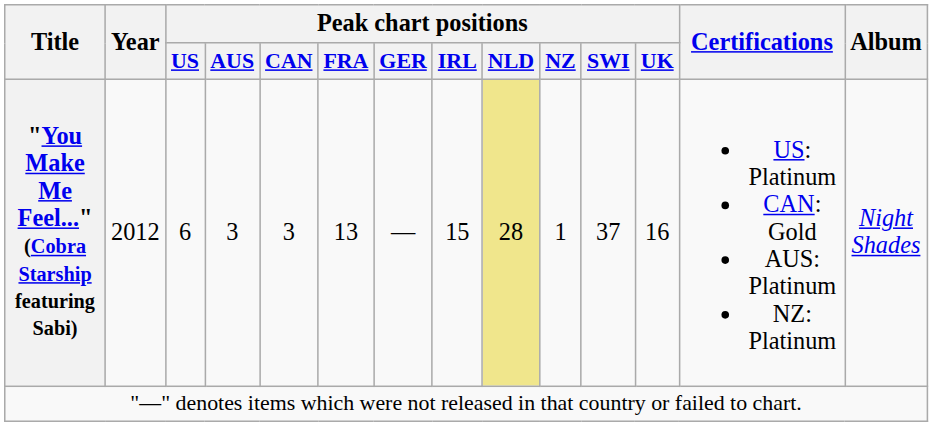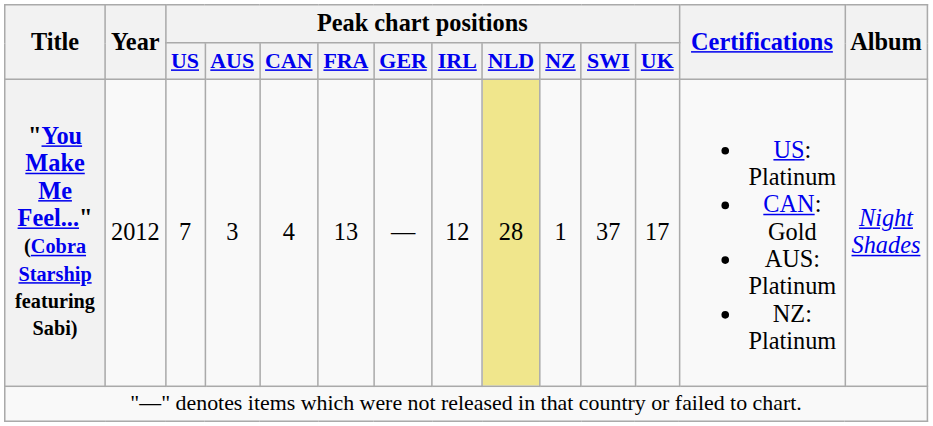(185, 232) 6 -> (185, 232) 7
(289, 232) 3 -> (289, 232) 4
(457, 232) 15 -> (457, 232) 12
(657, 232) 16 -> (657, 232) 17
